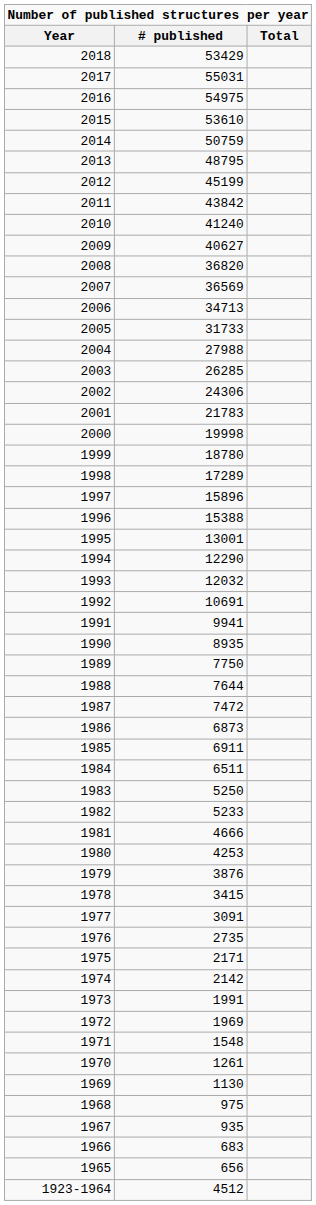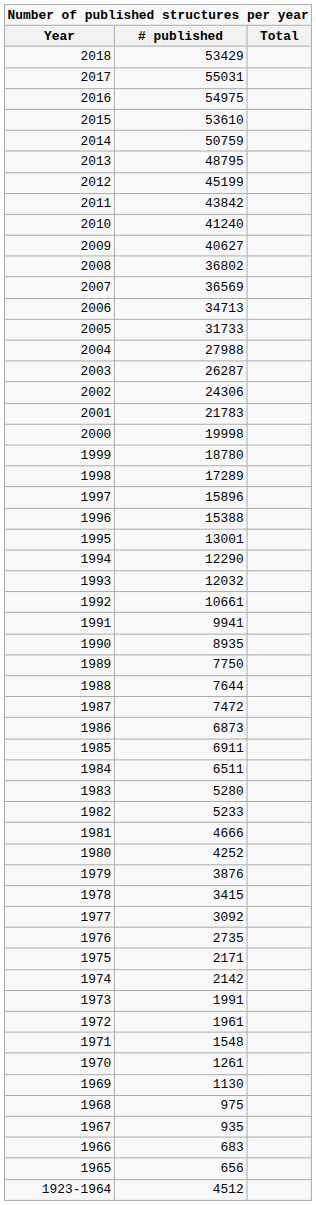(224, 267) 36820 -> (224, 267) 36802
(224, 372) 26285 -> (224, 372) 26287
(224, 602) 10691 -> (224, 602) 10661
(228, 791) 5250 -> (228, 791) 5280
(228, 854) 4253 -> (228, 854) 4252
(228, 917) 3091 -> (228, 917) 3092
(228, 1022) 1969 -> (228, 1022) 1961
